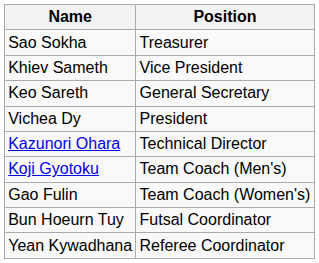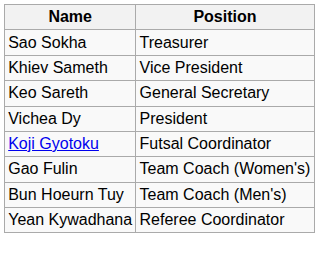- row: (64, 144)
(213, 169) Team Coach (Men's) -> (205, 144) Futsal Coordinator
(205, 220) Futsal Coordinator -> (213, 194) Team Coach (Men's)
